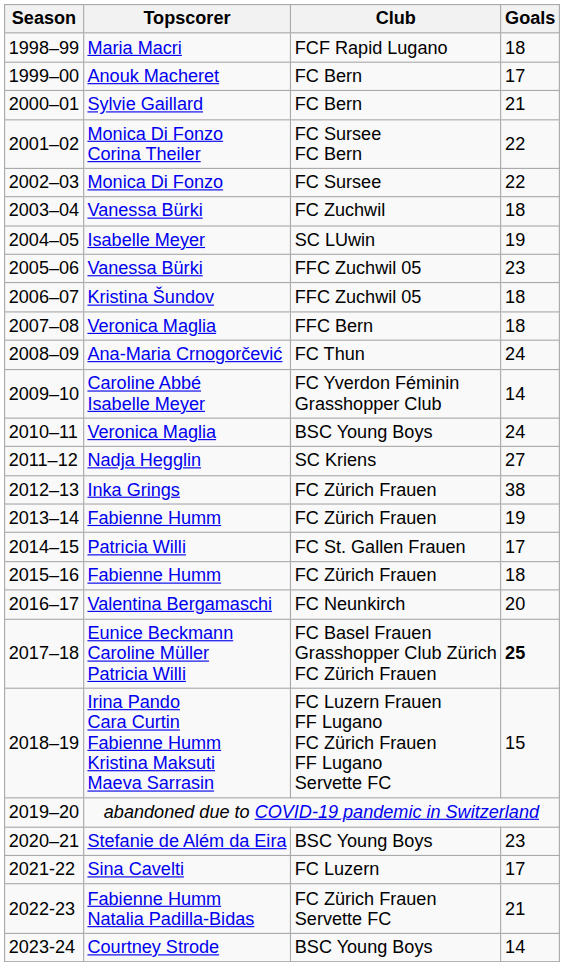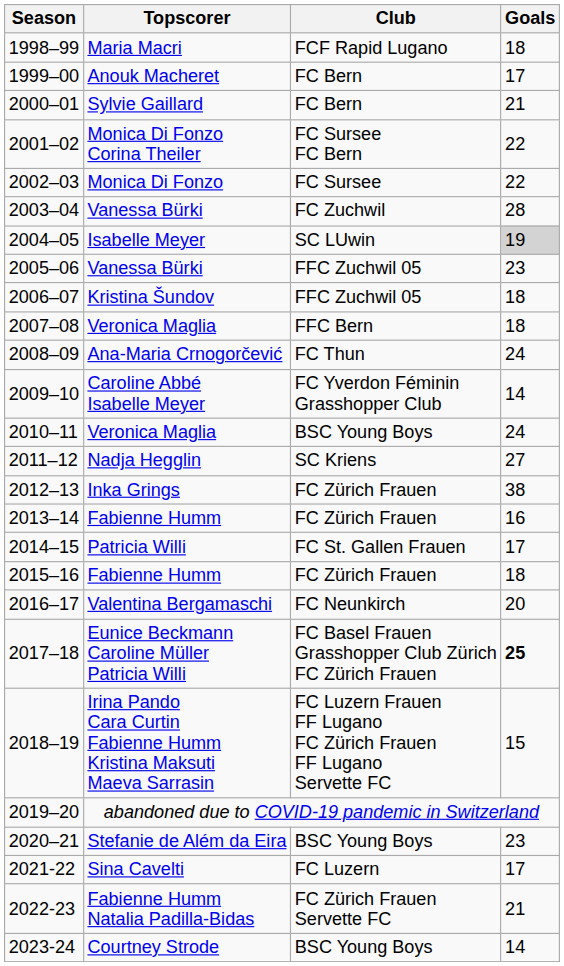(515, 211) 18 -> (515, 211) 28
(515, 239) no background -> (515, 239) lightgrey background
(515, 518) 19 -> (515, 518) 16
